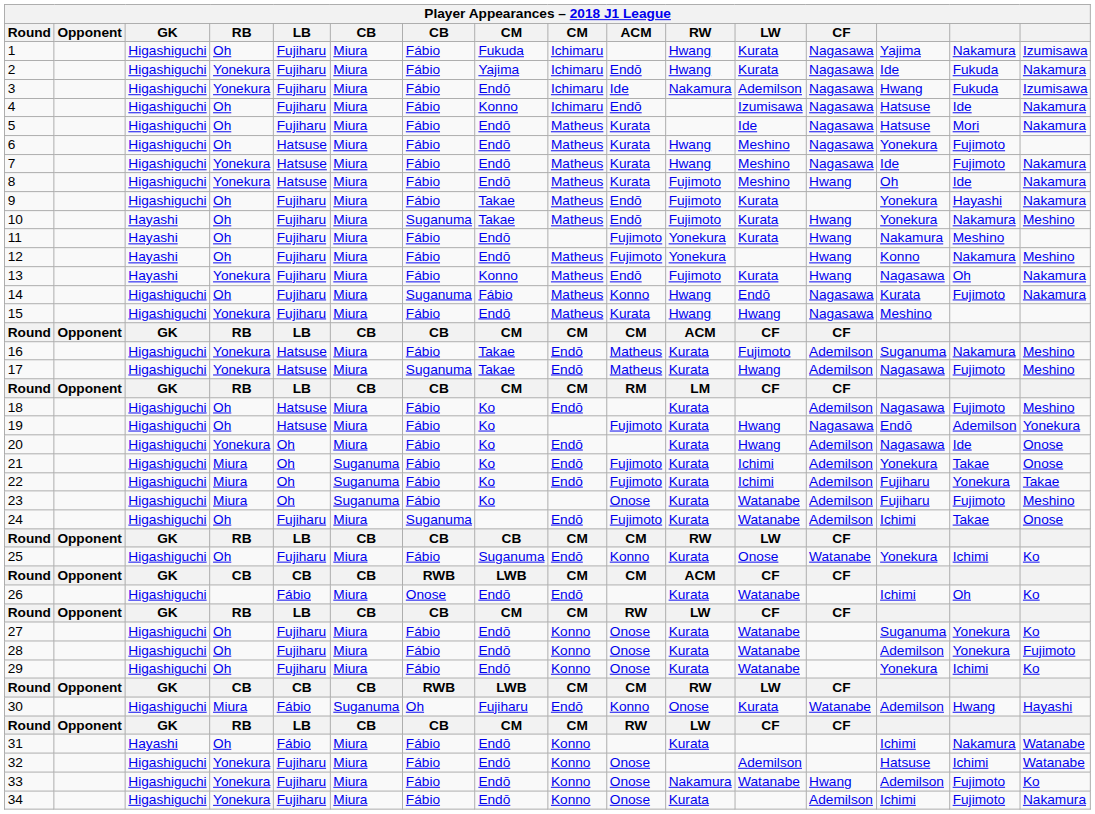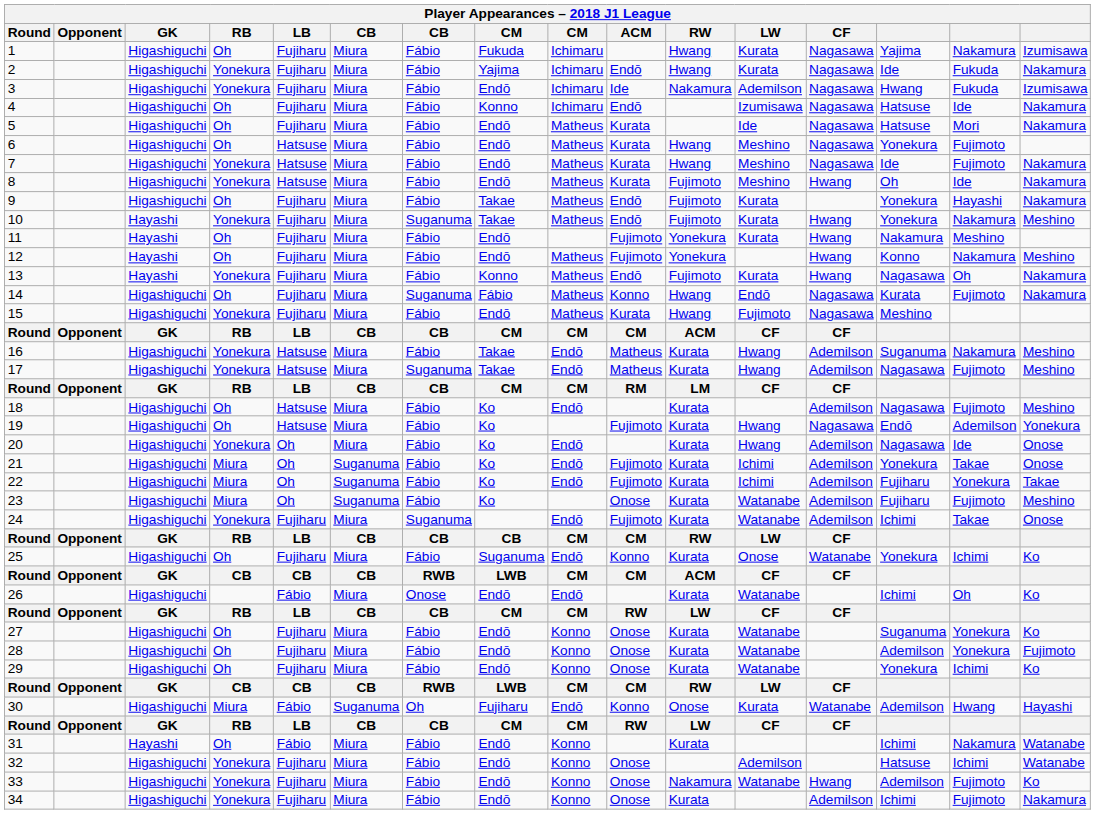(222, 220) Oh -> (242, 220) Yonekura
(759, 313) Hwang -> (764, 313) Fujimoto
(764, 351) Fujimoto -> (759, 351) Hwang
(222, 519) Oh -> (242, 519) Yonekura
